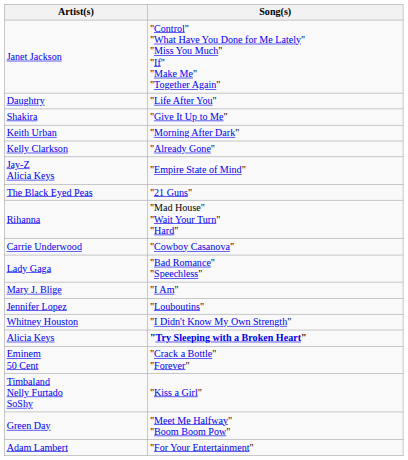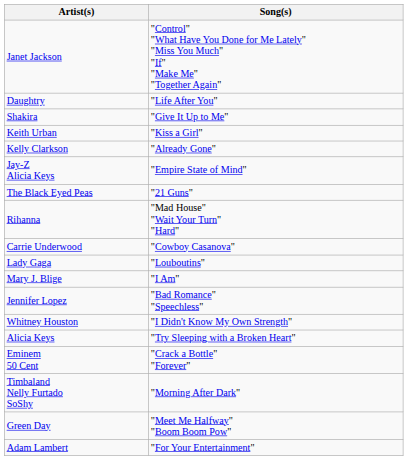(195, 133) "Morning After Dark" -> (177, 133) "Kiss a Girl"
(182, 268) "Bad Romance" "Speechless" -> (178, 263) "Louboutins"
(177, 306) "Louboutins" -> (183, 300) "Bad Romance" "Speechless"
(228, 338) bold -> (223, 338) normal
(176, 393) "Kiss a Girl" -> (195, 393) "Morning After Dark"
